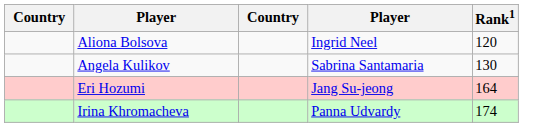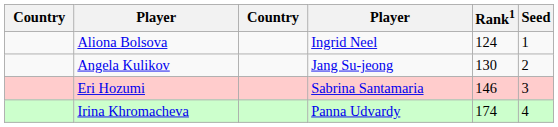+ column: (536, 17)
(486, 42) 120 -> (486, 42) 124
(367, 65) Sabrina Santamaria -> (352, 65) Jang Su-jeong
(352, 88) Jang Su-jeong -> (367, 88) Sabrina Santamaria
(486, 88) 164 -> (486, 88) 146
